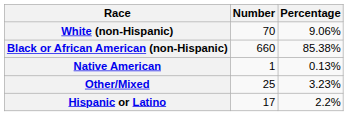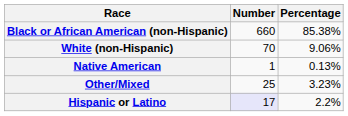rows swapped: (117, 31) <-> (117, 48)
(269, 102) no background -> (269, 102) lavender background
